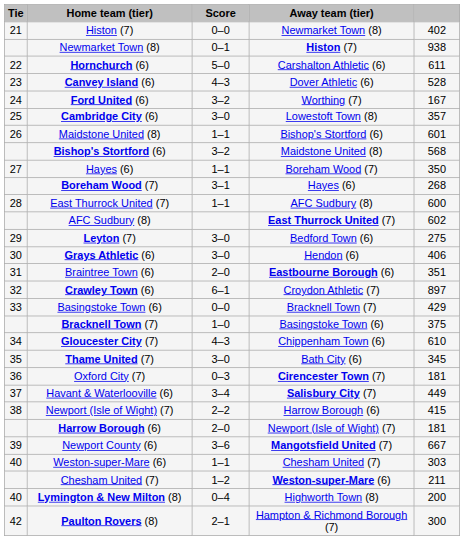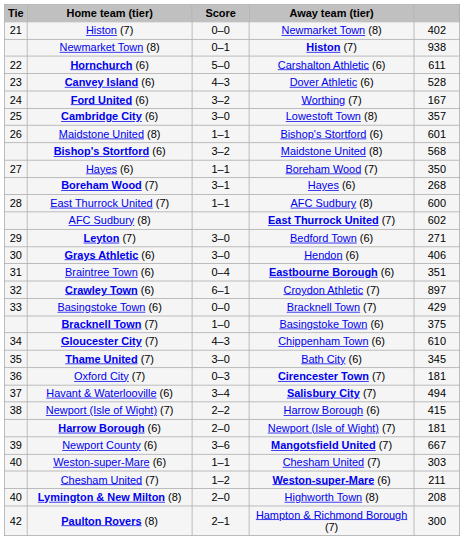(437, 238) 275 -> (437, 238) 271
(221, 273) 2–0 -> (221, 273) 0–4
(437, 394) 449 -> (437, 394) 494
(221, 498) 0–4 -> (221, 498) 2–0
(437, 498) 200 -> (437, 498) 208
